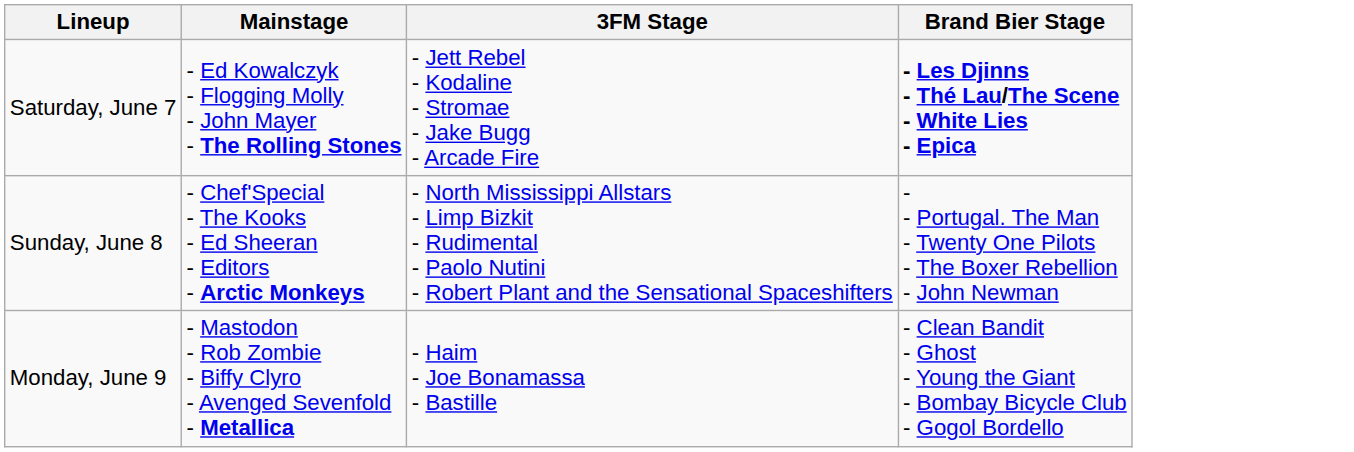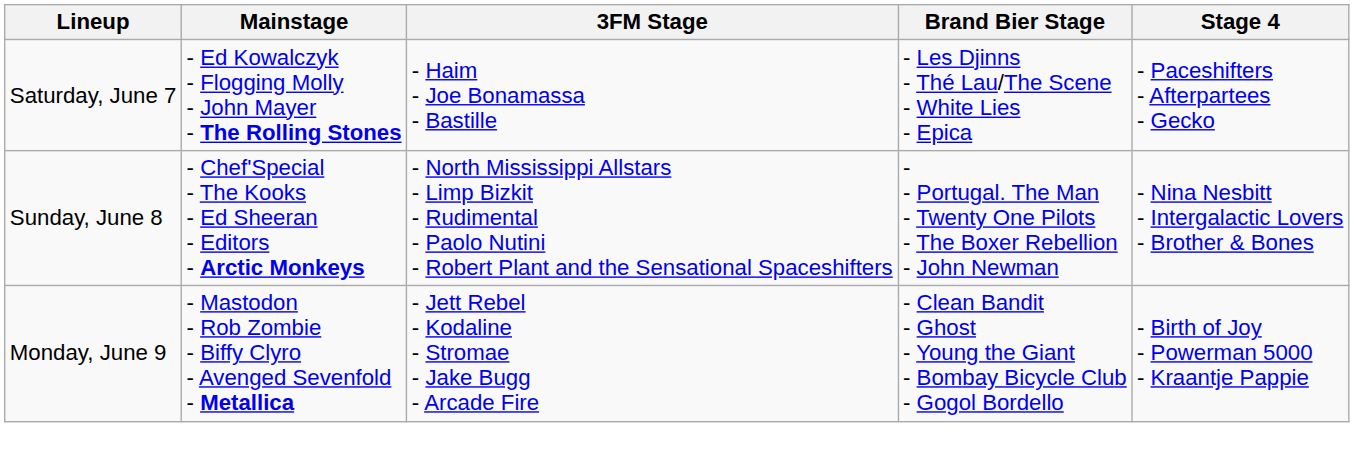+ column: (1240, 22)
(475, 107) - Jett Rebel - Kodaline - Stromae - Jake Bugg - Arcade Fire -> (498, 94) - Haim - Joe Bonamassa - Bastille
(1011, 107) bold -> (1007, 94) normal
(498, 378) - Haim - Joe Bonamassa - Bastille -> (475, 353) - Jett Rebel - Kodaline - Stromae - Jake Bugg - Arcade Fire
